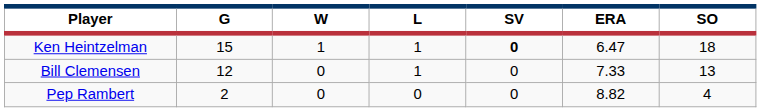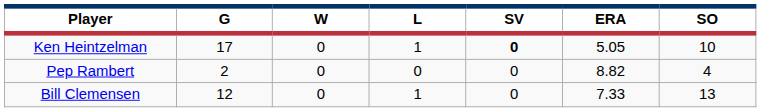(224, 47) 15 -> (224, 47) 17
(321, 47) 1 -> (321, 47) 0
(611, 47) 6.47 -> (611, 47) 5.05
(707, 47) 18 -> (707, 47) 10
rows swapped: (90, 70) <-> (90, 94)
